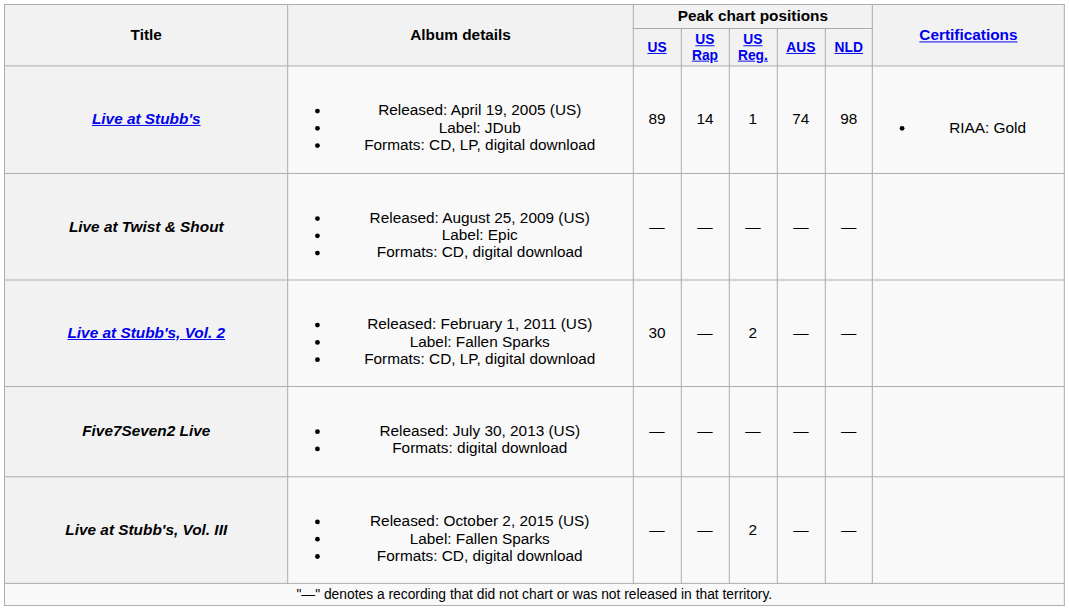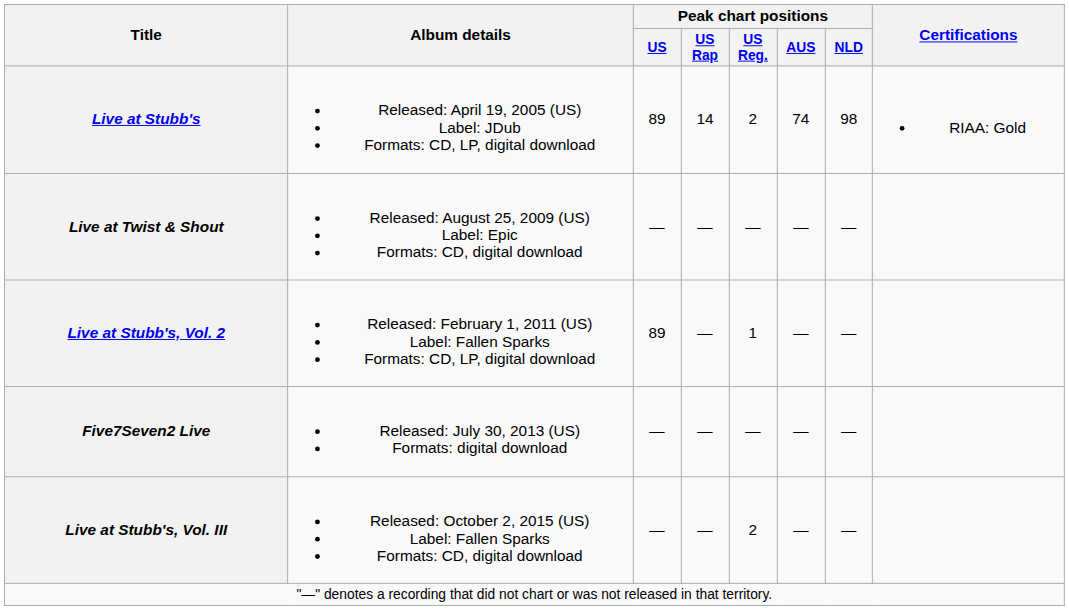(753, 119) 1 -> (753, 119) 2
(657, 333) 30 -> (657, 333) 89
(753, 333) 2 -> (753, 333) 1
